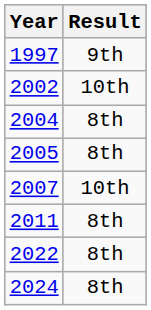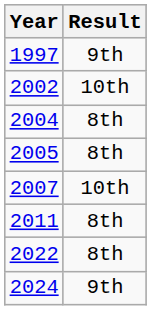(105, 288) 8th -> (105, 288) 9th
